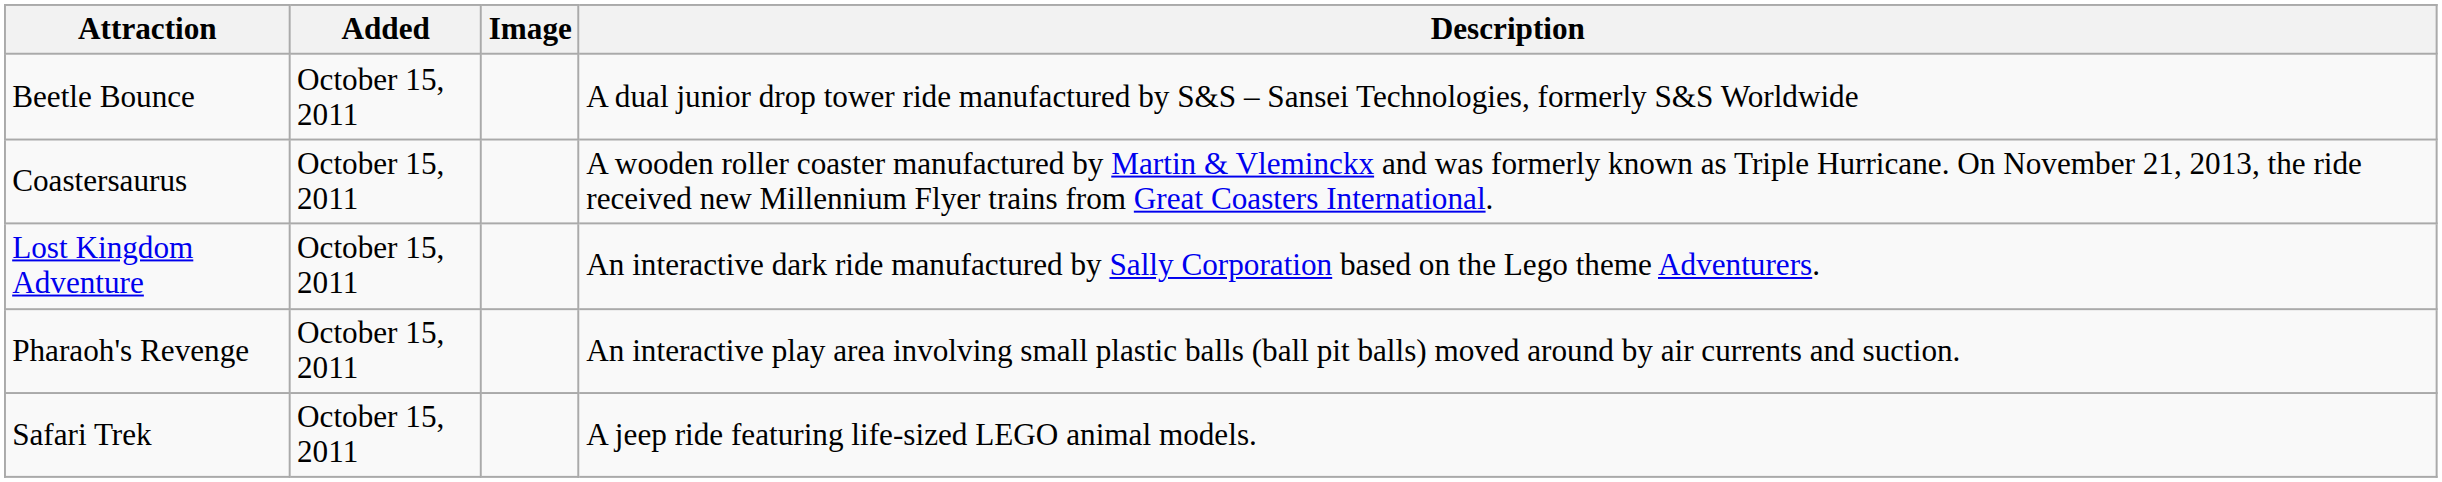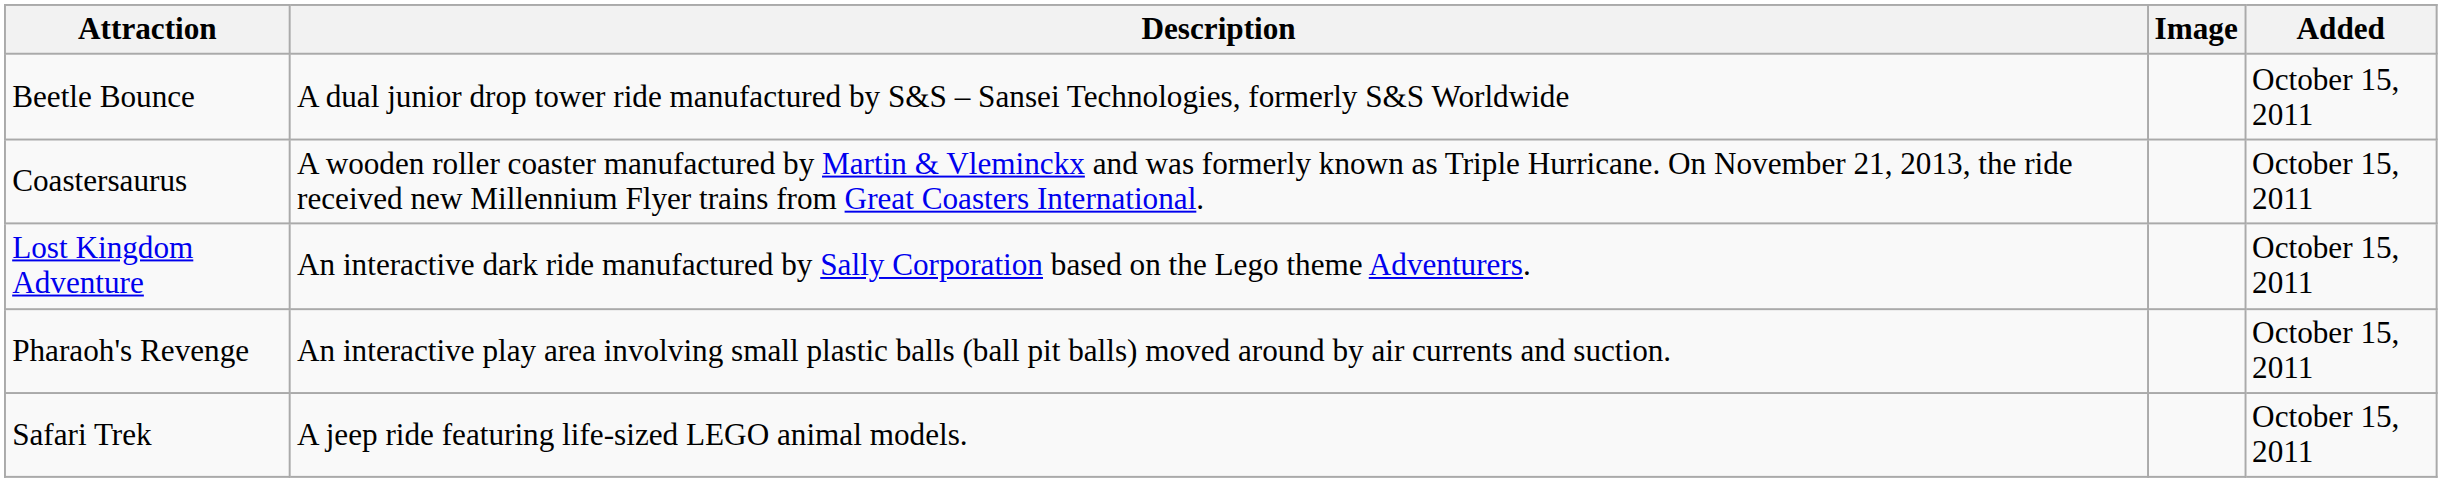columns swapped: (386, 29) <-> (1508, 29)
